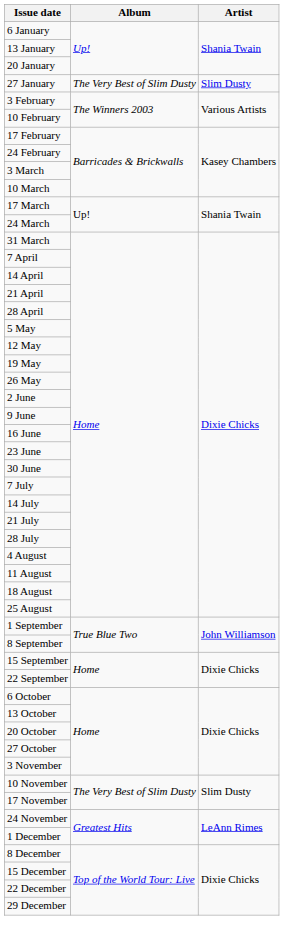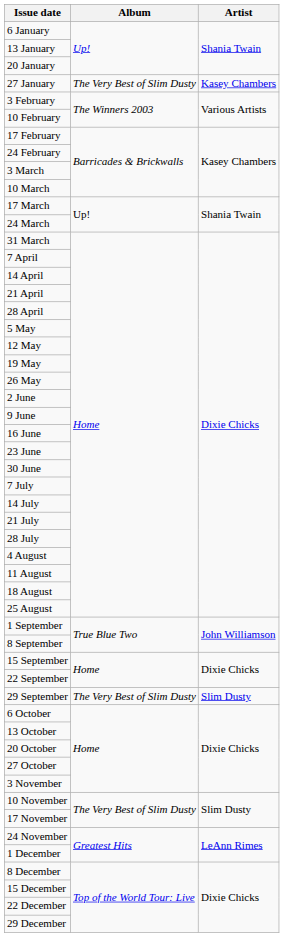(226, 83) Slim Dusty -> (239, 83) Kasey Chambers
+ row: (37, 696)
